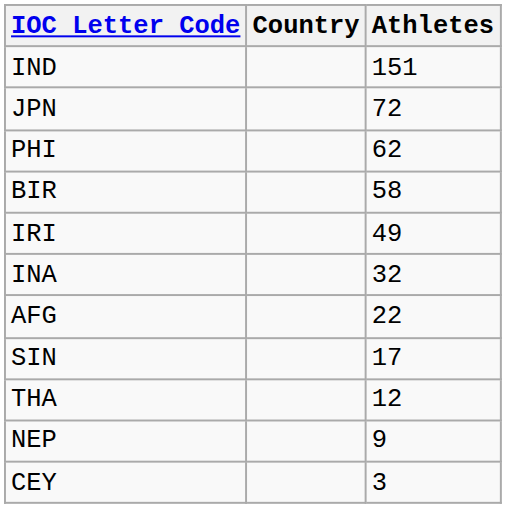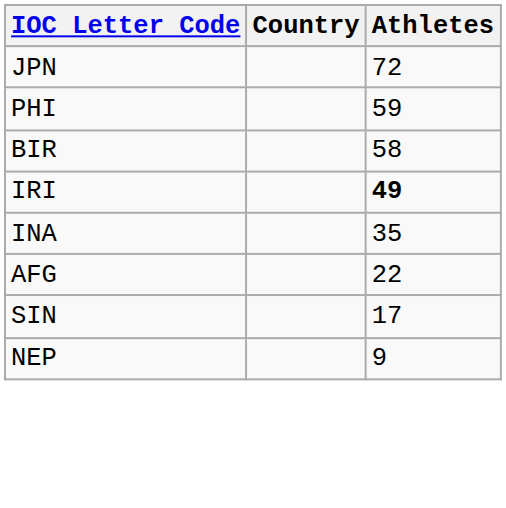- row: (34, 67)
(387, 150) 62 -> (387, 109) 59
(387, 233) normal -> (387, 192) bold
(387, 275) 32 -> (387, 233) 35
- row: (34, 399)
- row: (34, 483)
